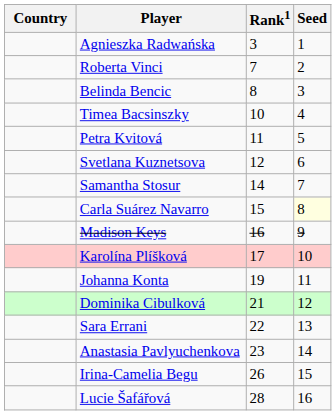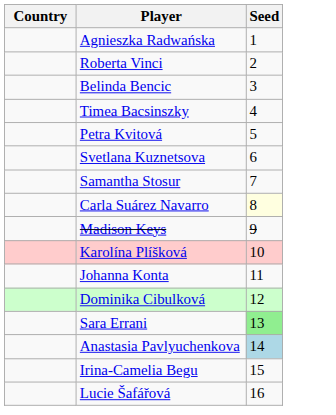- column: (270, 18)
(305, 327) no background -> (257, 323) lightgreen background
(305, 350) no background -> (257, 346) lightblue background
